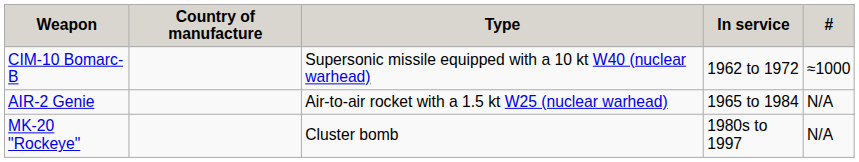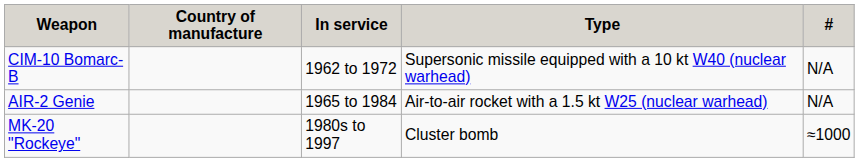columns swapped: (503, 25) <-> (753, 25)
(829, 68) ≈1000 -> (820, 68) N/A
(820, 135) N/A -> (829, 135) ≈1000
